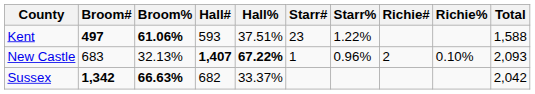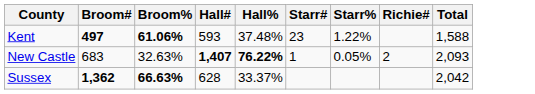- column: (462, 15)
(260, 36) 37.51% -> (260, 36) 37.48%
(160, 57) 32.13% -> (160, 57) 32.63%
(260, 57) 67.22% -> (260, 57) 76.22%
(352, 57) 0.96% -> (352, 57) 0.05%
(98, 78) 1,342 -> (98, 78) 1,362
(210, 78) 682 -> (210, 78) 628
